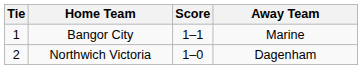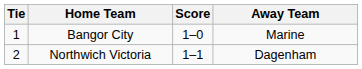(193, 34) 1–1 -> (193, 34) 1–0
(193, 54) 1–0 -> (193, 54) 1–1
